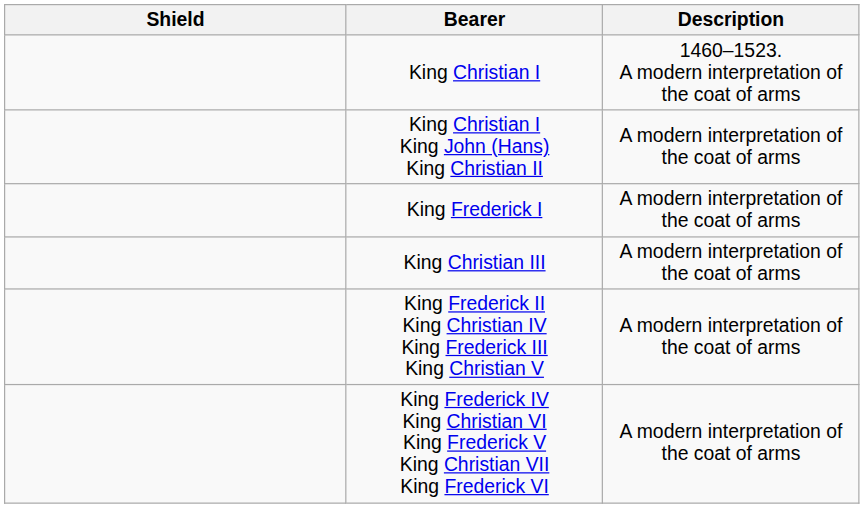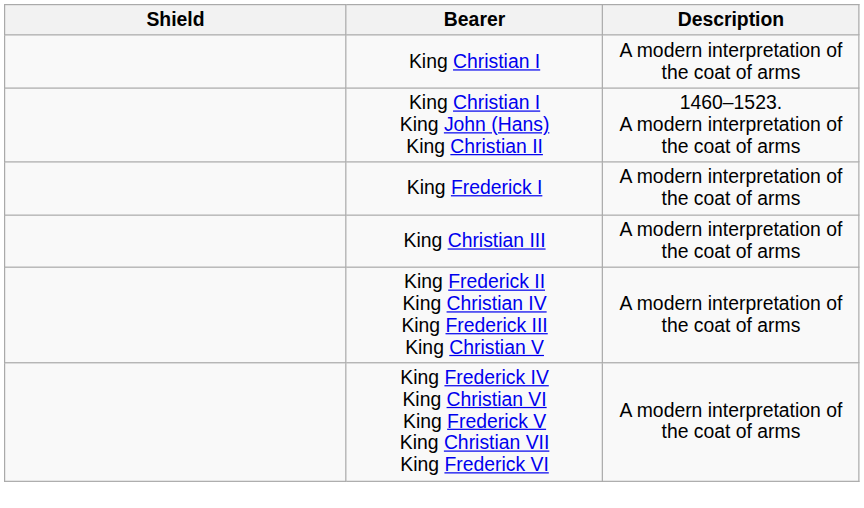(731, 72) 1460–1523. A modern interpretation of the coat of arms -> (731, 61) A modern interpretation of the coat of arms
(731, 146) A modern interpretation of the coat of arms -> (731, 124) 1460–1523. A modern interpretation of the coat of arms
